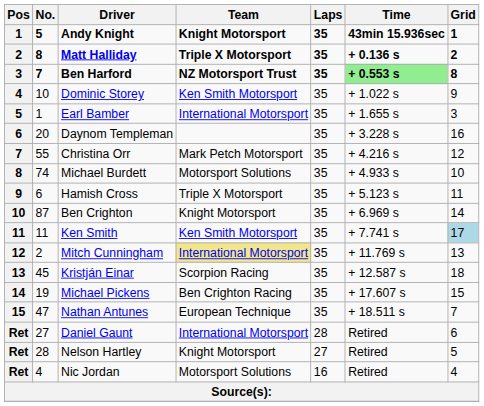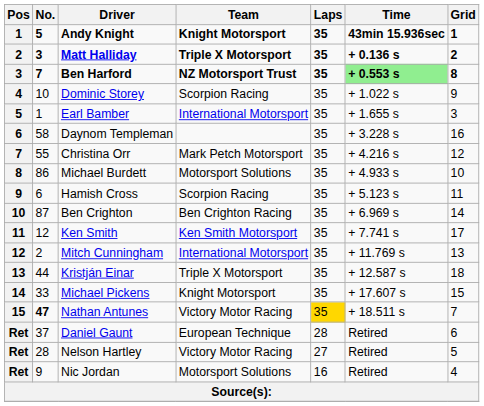(39, 54) 8 -> (39, 54) 3
(238, 94) Ken Smith Motorsport -> (224, 94) Scorpion Racing
(42, 133) 20 -> (42, 133) 58
(42, 173) 74 -> (42, 173) 86
(231, 193) Triple X Motorsport -> (224, 193) Scorpion Racing
(227, 213) Knight Motorsport -> (235, 213) Ben Crighton Racing
(42, 233) 11 -> (42, 233) 12
(457, 233) lightblue background -> (457, 233) no background
(243, 253) khaki background -> (243, 253) no background
(42, 272) 45 -> (42, 272) 44
(224, 272) Scorpion Racing -> (231, 272) Triple X Motorsport
(42, 292) 19 -> (42, 292) 33
(235, 292) Ben Crighton Racing -> (227, 292) Knight Motorsport
(42, 312) normal -> (42, 312) bold
(235, 312) European Technique -> (236, 312) Victory Motor Racing
(321, 312) no background -> (321, 312) gold background
(42, 332) 27 -> (42, 332) 37
(243, 332) International Motorsport -> (235, 332) European Technique
(227, 352) Knight Motorsport -> (236, 352) Victory Motor Racing
(39, 372) 4 -> (39, 372) 9
